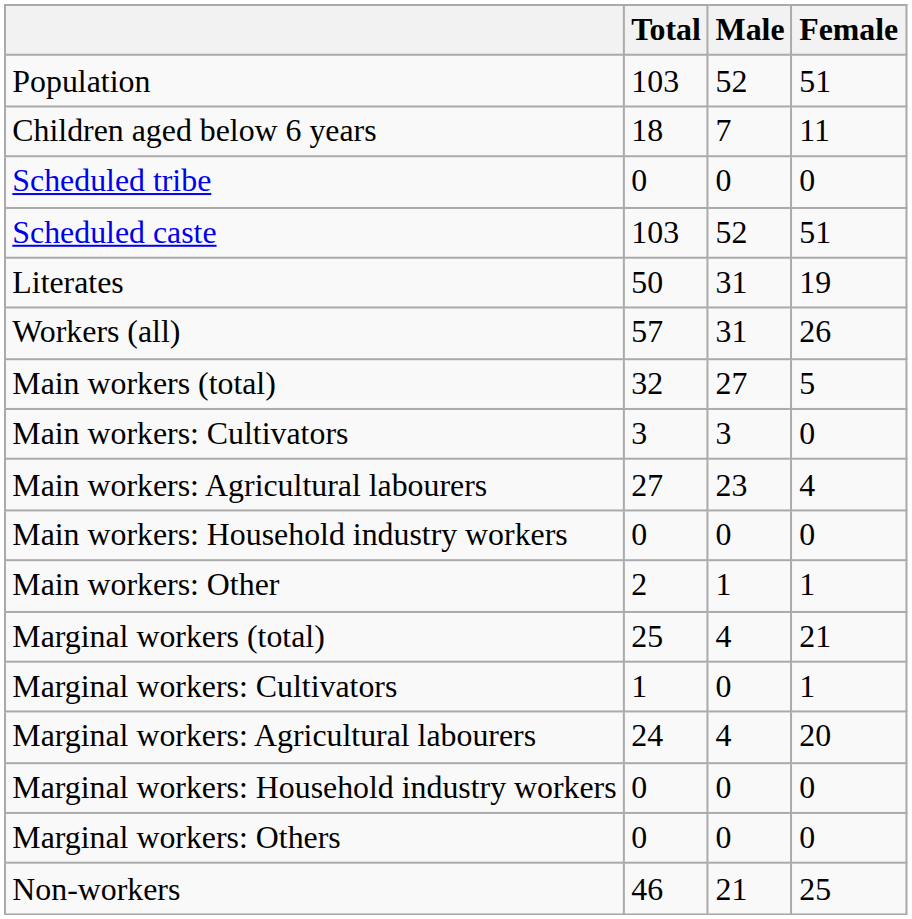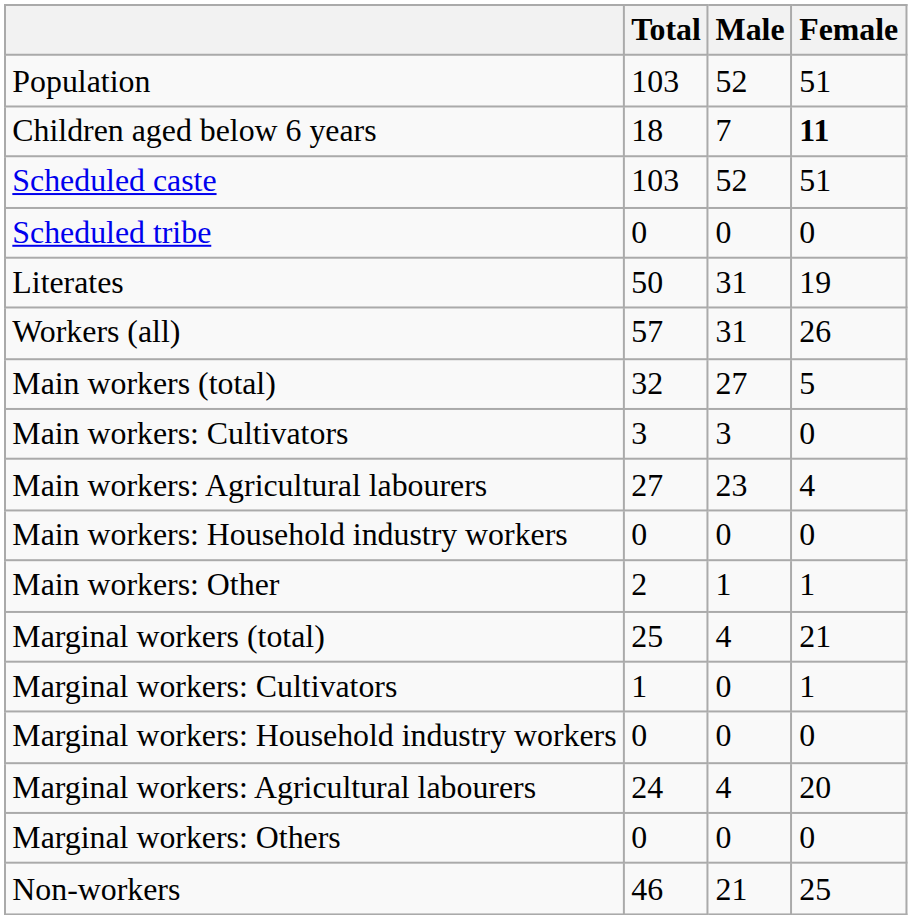(815, 130) normal -> (814, 130) bold
rows swapped: (114, 231) <-> (112, 181)
rows swapped: (274, 736) <-> (314, 787)
